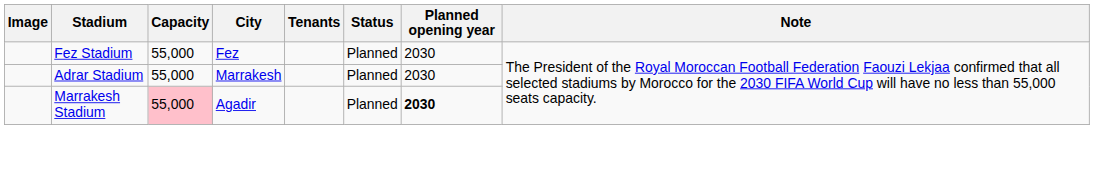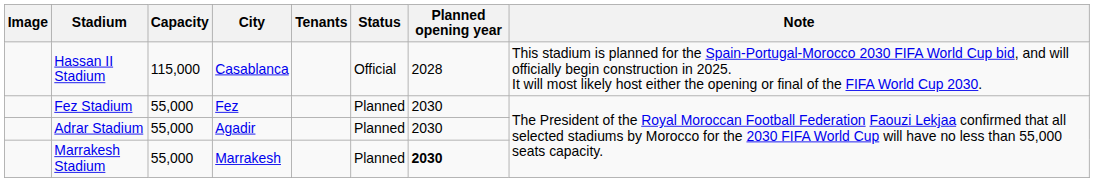+ row: (84, 68)
(249, 75) Marrakesh -> (235, 128) Agadir
(173, 105) pink background -> (172, 158) no background
(236, 105) Agadir -> (248, 158) Marrakesh
